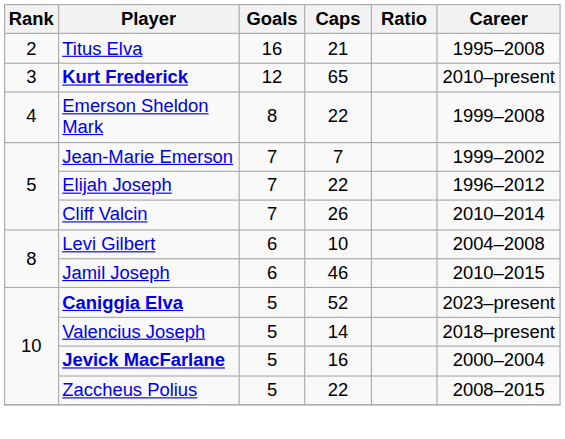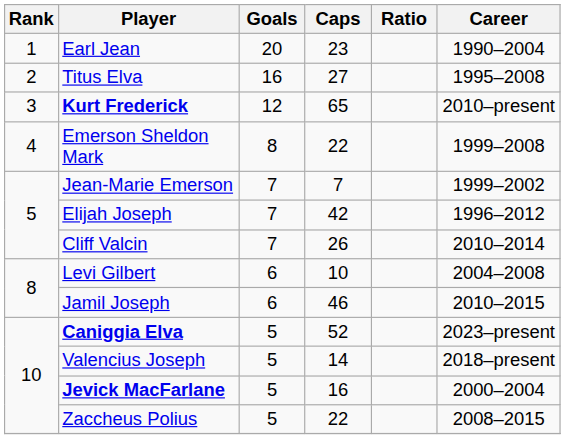+ row: (101, 48)
(338, 48) 21 -> (338, 77) 27
(338, 185) 22 -> (338, 214) 42
